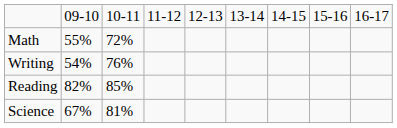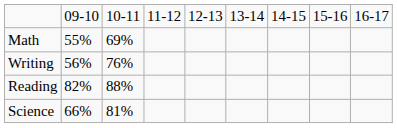(120, 39) 72% -> (120, 39) 69%
(78, 63) 54% -> (78, 63) 56%
(120, 87) 85% -> (120, 87) 88%
(78, 110) 67% -> (78, 110) 66%
